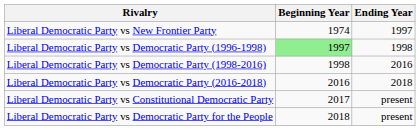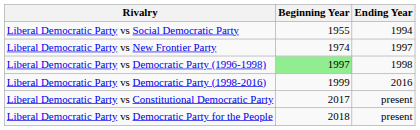+ row: (123, 30)
(339, 64) 1998 -> (339, 82) 1999
- row: (136, 82)
